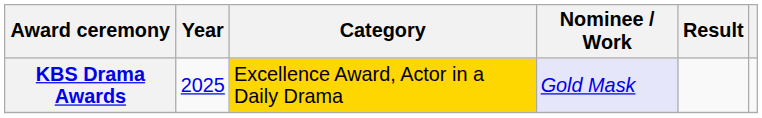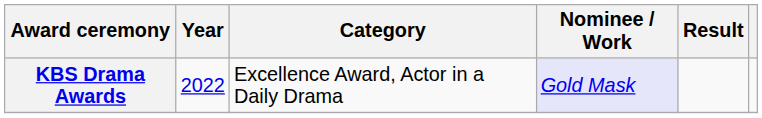(203, 85) 2025 -> (203, 85) 2022
(359, 85) gold background -> (359, 85) no background
